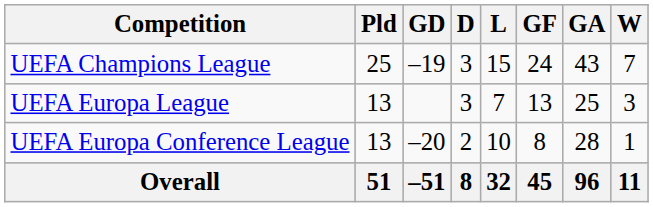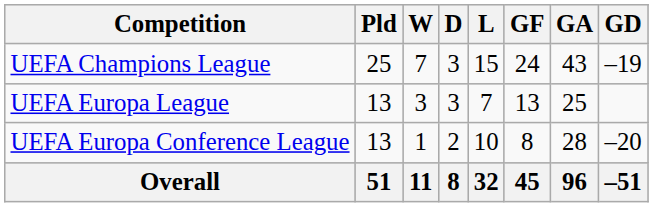columns swapped: (629, 24) <-> (427, 24)
